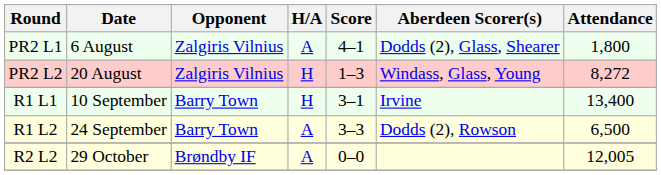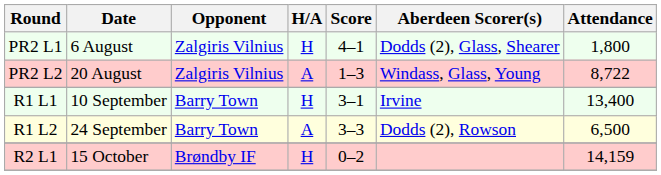(307, 45) A -> (307, 45) H
(307, 73) H -> (307, 73) A
(610, 73) 8,272 -> (610, 73) 8,722
+ row: (35, 156)
- row: (35, 156)
